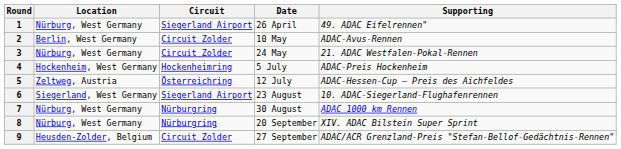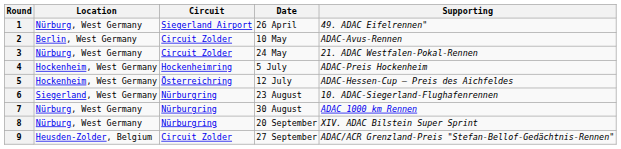(76, 81) Zeltweg, Austria -> (96, 81) Hockenheim, West Germany
(207, 95) Siegerland Airport -> (189, 95) Nürburgring
